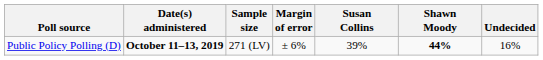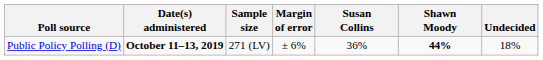(357, 45) 39% -> (357, 45) 36%
(510, 45) 16% -> (510, 45) 18%
